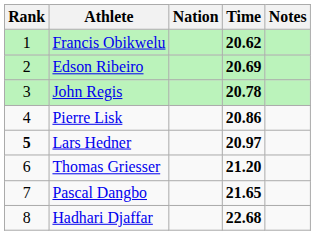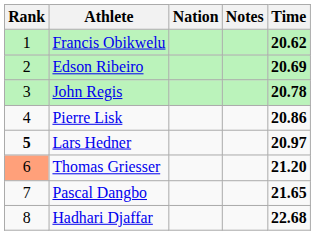columns swapped: (244, 17) <-> (288, 17)
(27, 167) no background -> (27, 167) lightsalmon background
